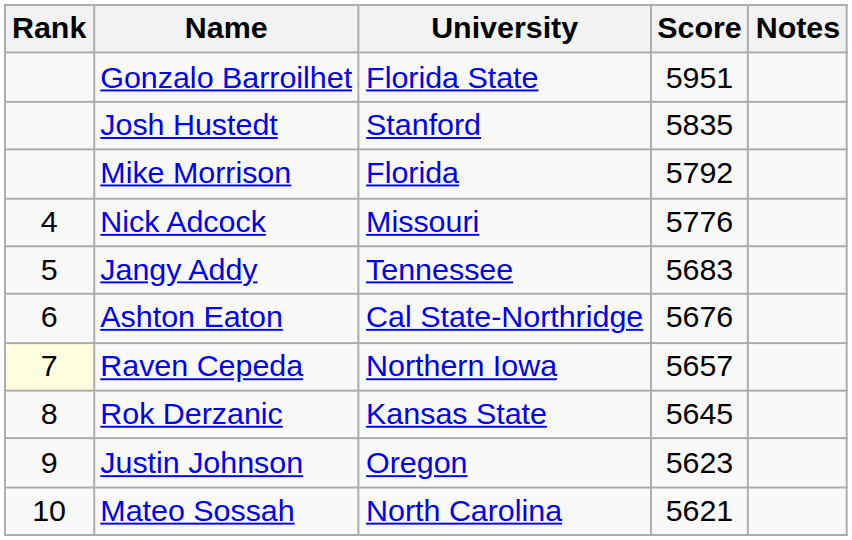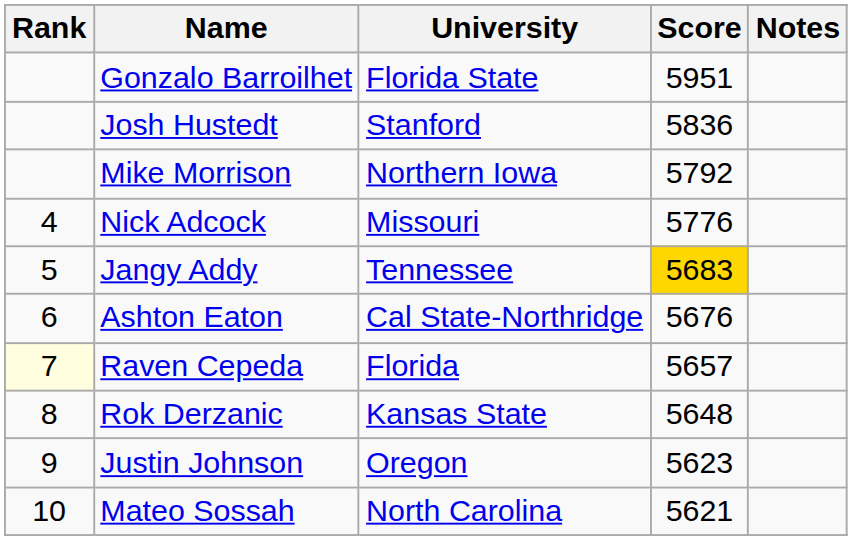(699, 125) 5835 -> (699, 125) 5836
(413, 173) Florida -> (462, 173) Northern Iowa
(699, 269) no background -> (699, 269) gold background
(462, 366) Northern Iowa -> (413, 366) Florida
(699, 414) 5645 -> (699, 414) 5648
